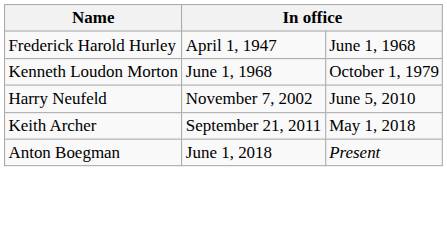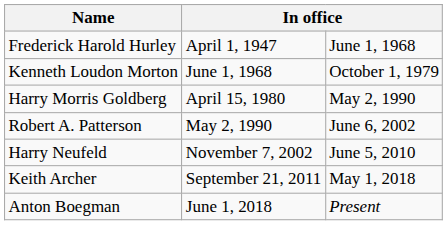+ row: (87, 98)
+ row: (75, 125)
